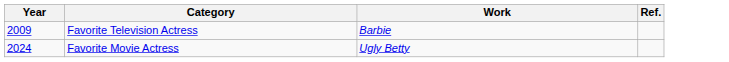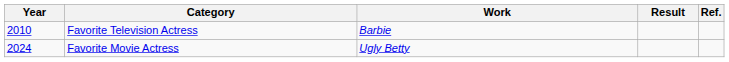+ column: (668, 13)
(19, 30) 2009 -> (19, 30) 2010
